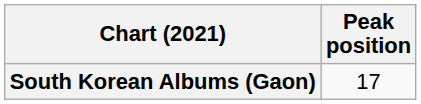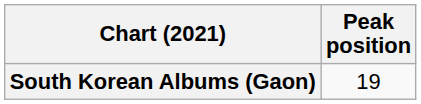(369, 81) 17 -> (369, 81) 19
